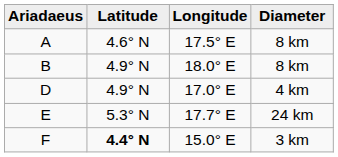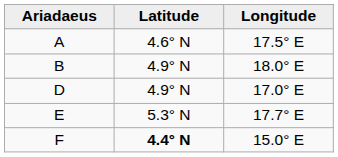- column: (292, 16)
